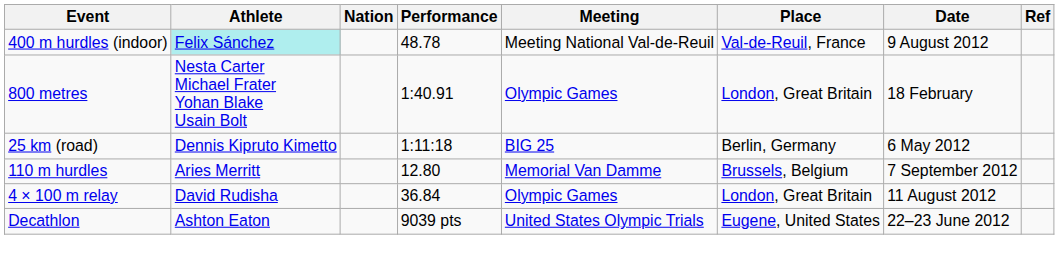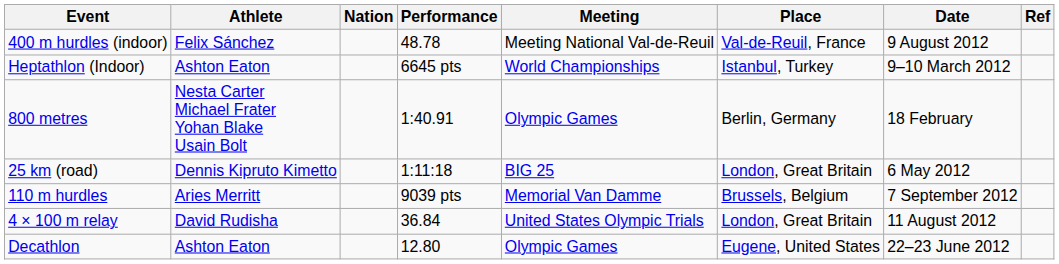(225, 42) paleturquoise background -> (225, 42) no background
+ row: (76, 67)
(797, 94) London, Great Britain -> (779, 119) Berlin, Germany
(779, 145) Berlin, Germany -> (797, 171) London, Great Britain
(421, 171) 12.80 -> (431, 196) 9039 pts
(561, 196) Olympic Games -> (604, 221) United States Olympic Trials
(431, 221) 9039 pts -> (421, 246) 12.80
(604, 221) United States Olympic Trials -> (561, 246) Olympic Games
